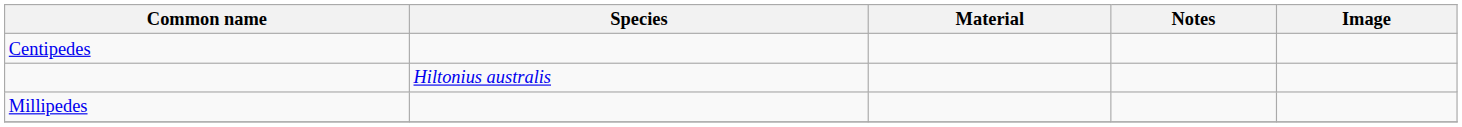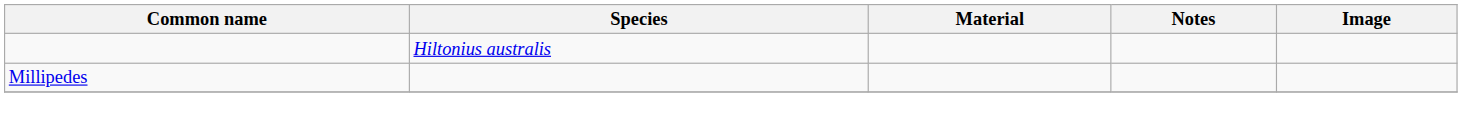- row: (50, 48)
